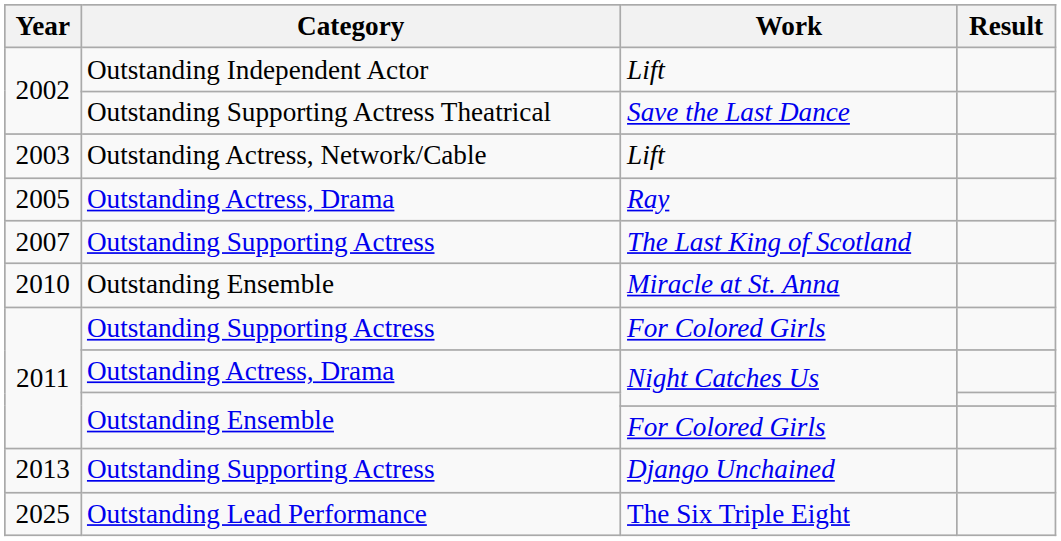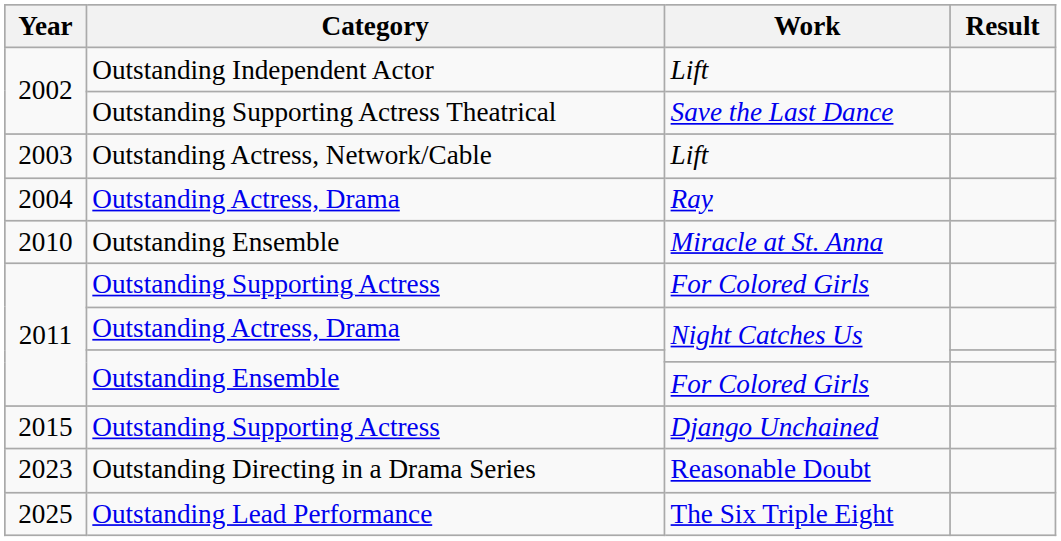(43, 198) 2005 -> (45, 198) 2004
- row: (261, 241)
(43, 469) 2013 -> (45, 426) 2015
+ row: (314, 469)
